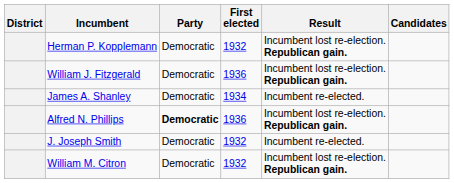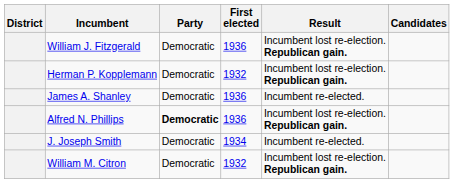rows swapped: (102, 46) <-> (94, 74)
(235, 97) 1934 -> (235, 97) 1936
(235, 142) 1932 -> (235, 142) 1934
